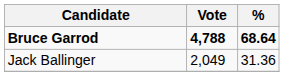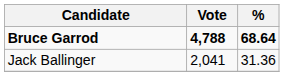(208, 60) 2,049 -> (208, 60) 2,041
